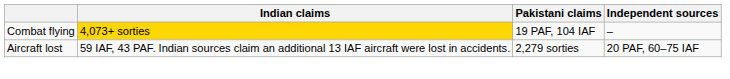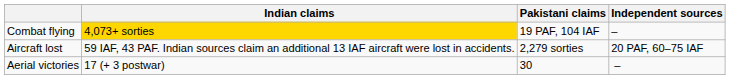+ row: (43, 66)
